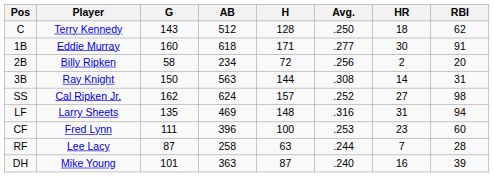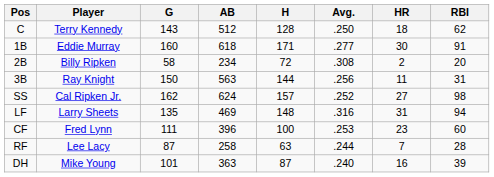(344, 63) .256 -> (344, 63) .308
(344, 79) .308 -> (344, 79) .256
(402, 79) 14 -> (402, 79) 11
